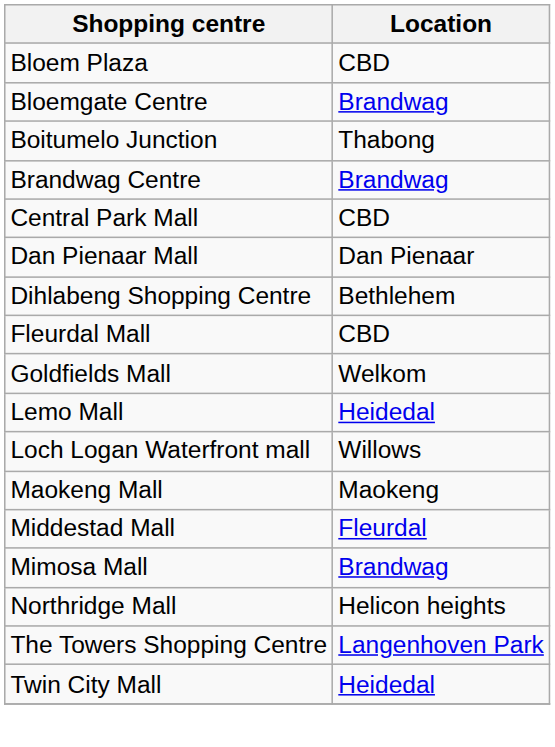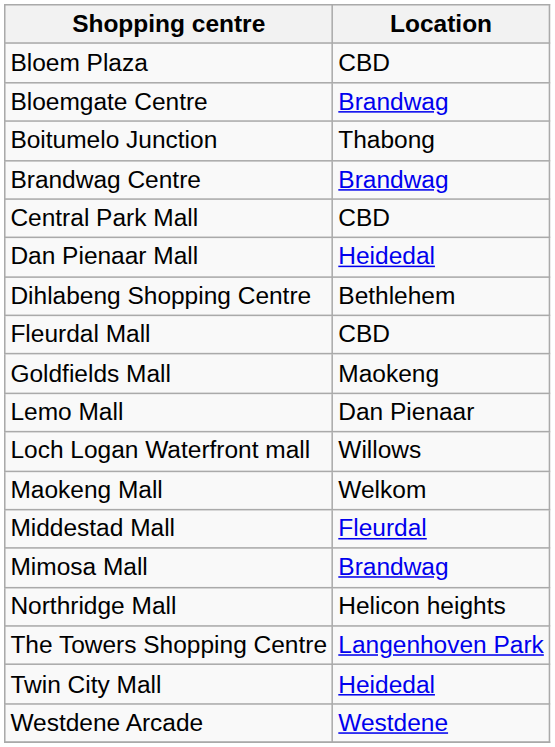(406, 256) Dan Pienaar -> (387, 256) Heidedal
(382, 373) Welkom -> (389, 373) Maokeng
(387, 412) Heidedal -> (406, 412) Dan Pienaar
(389, 489) Maokeng -> (382, 489) Welkom
+ row: (107, 722)
